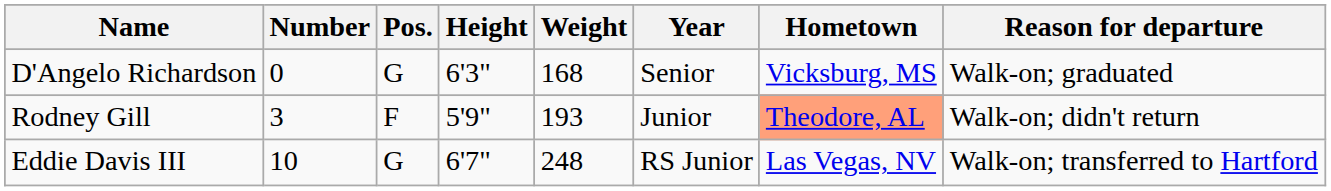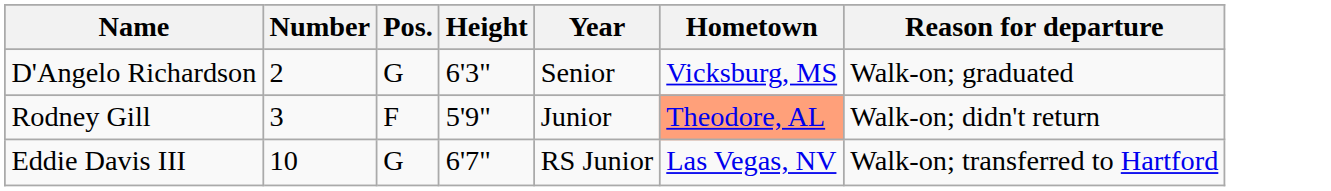- column: (584, 26)
(277, 71) 0 -> (277, 71) 2
